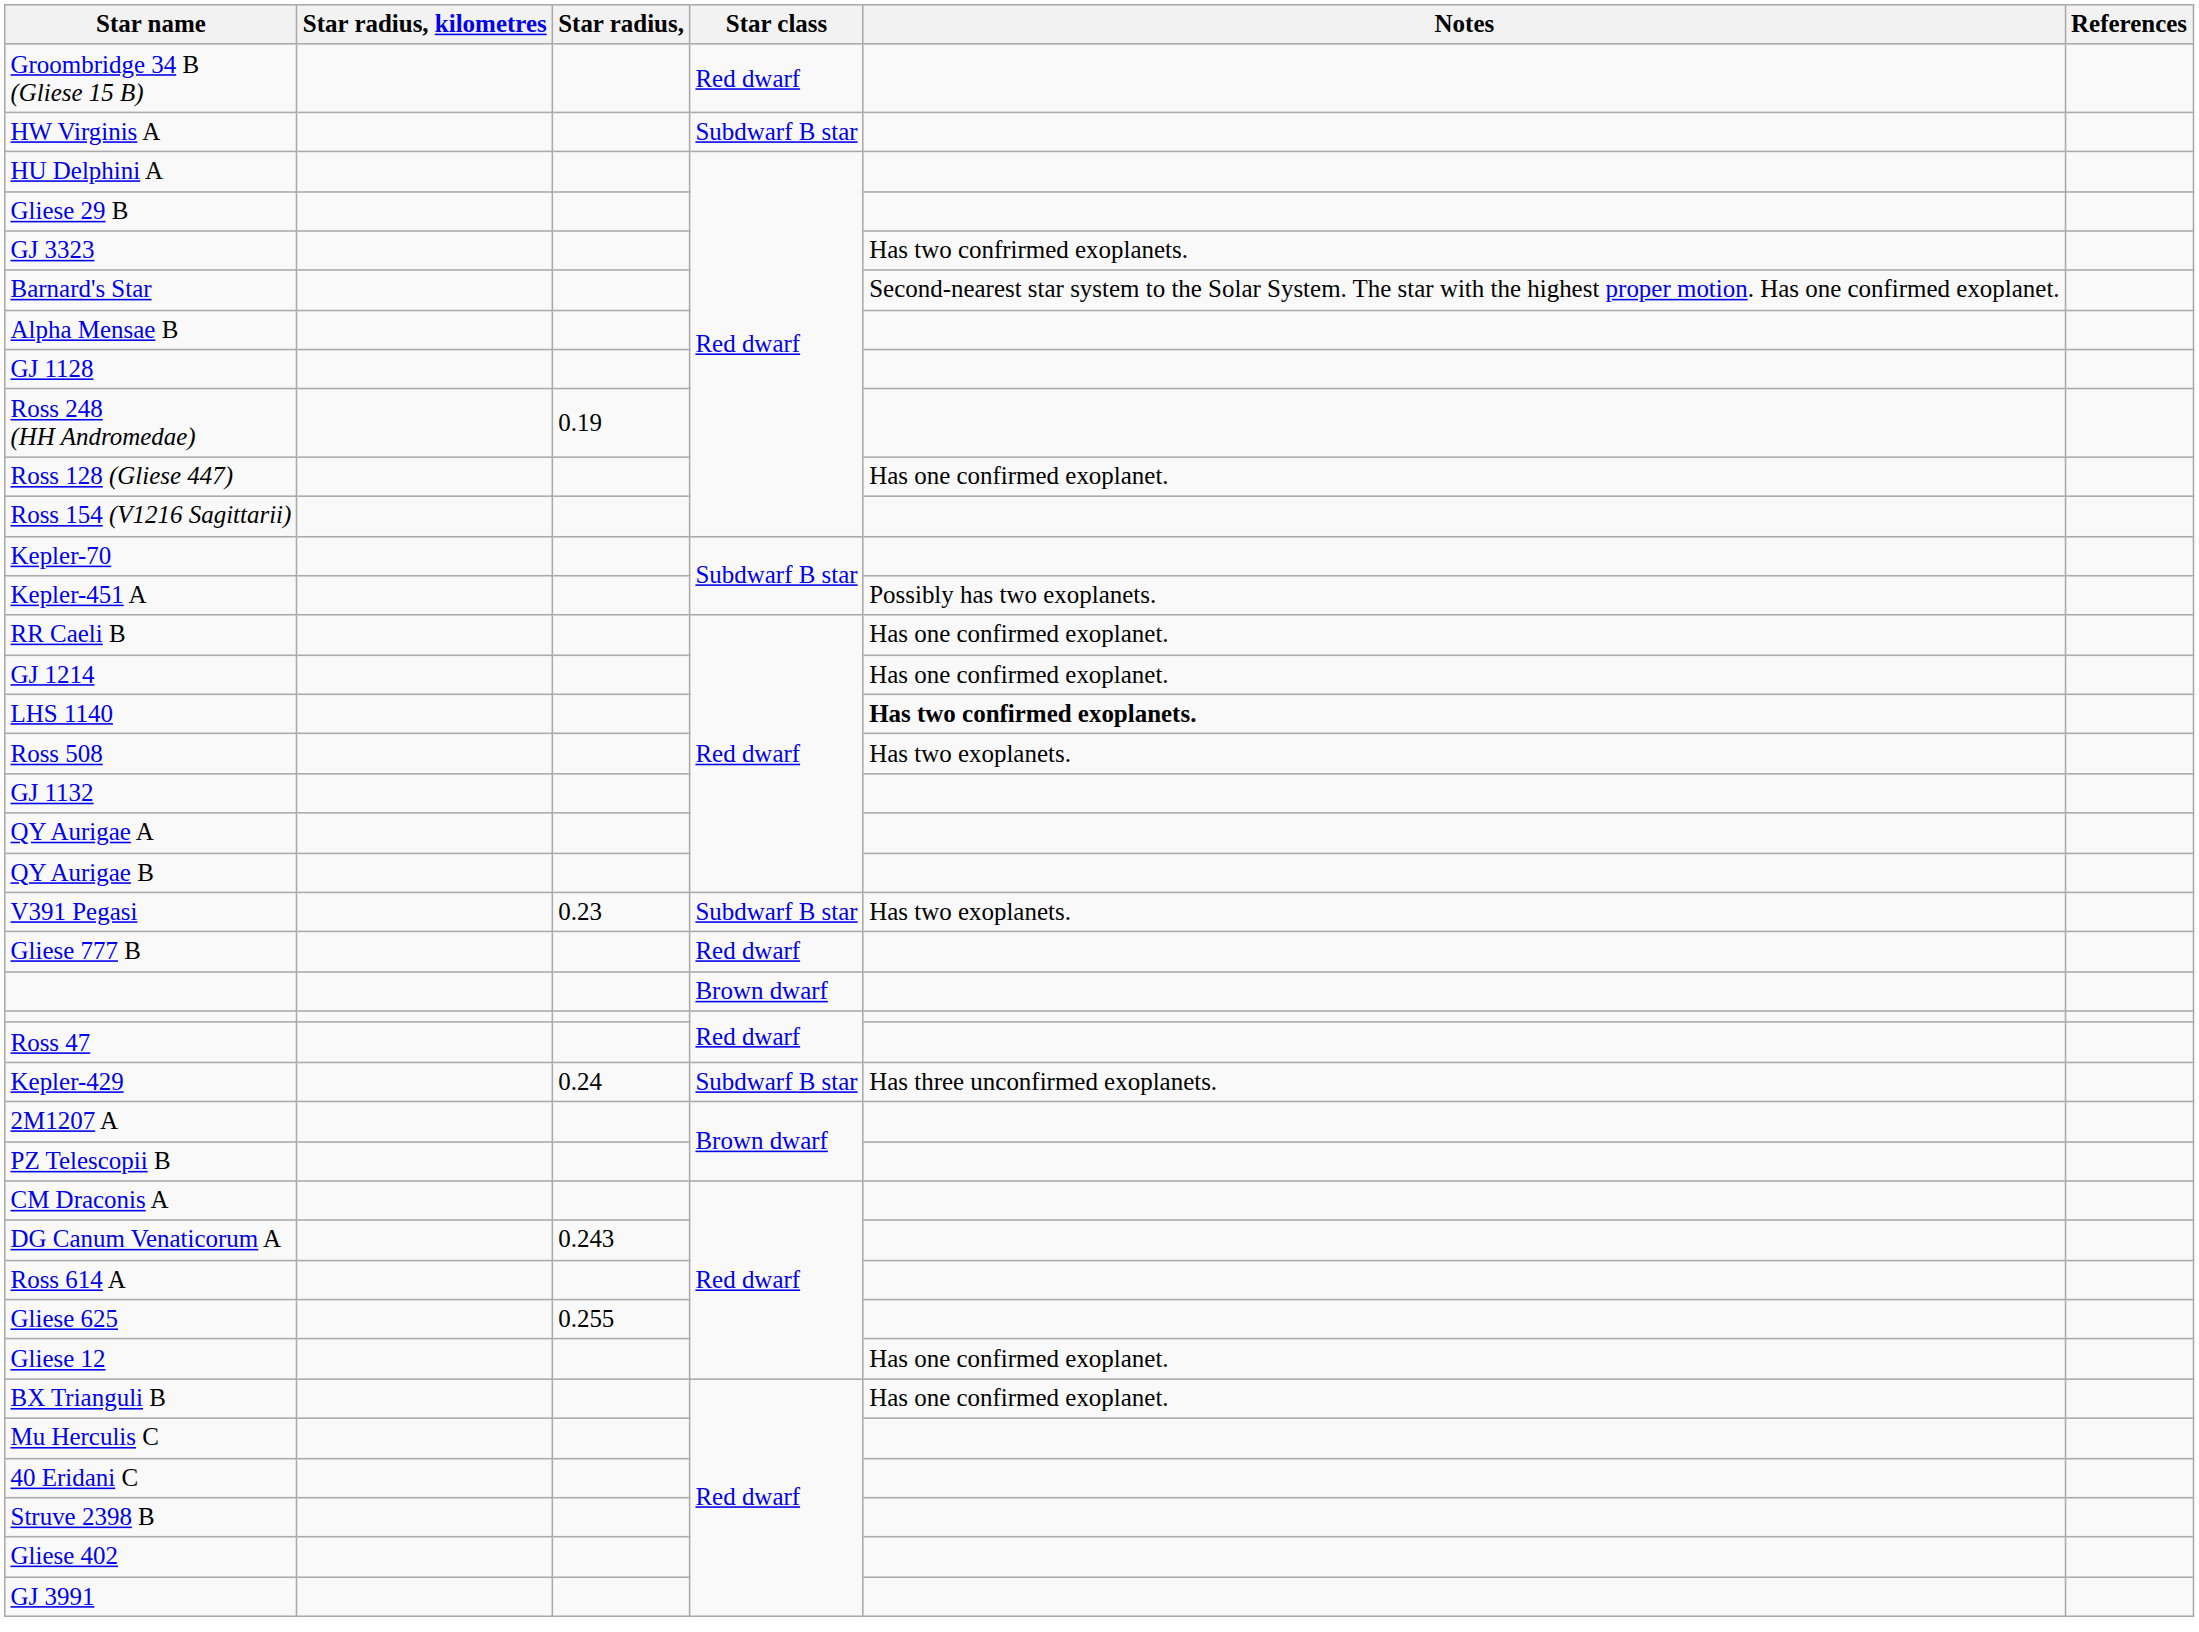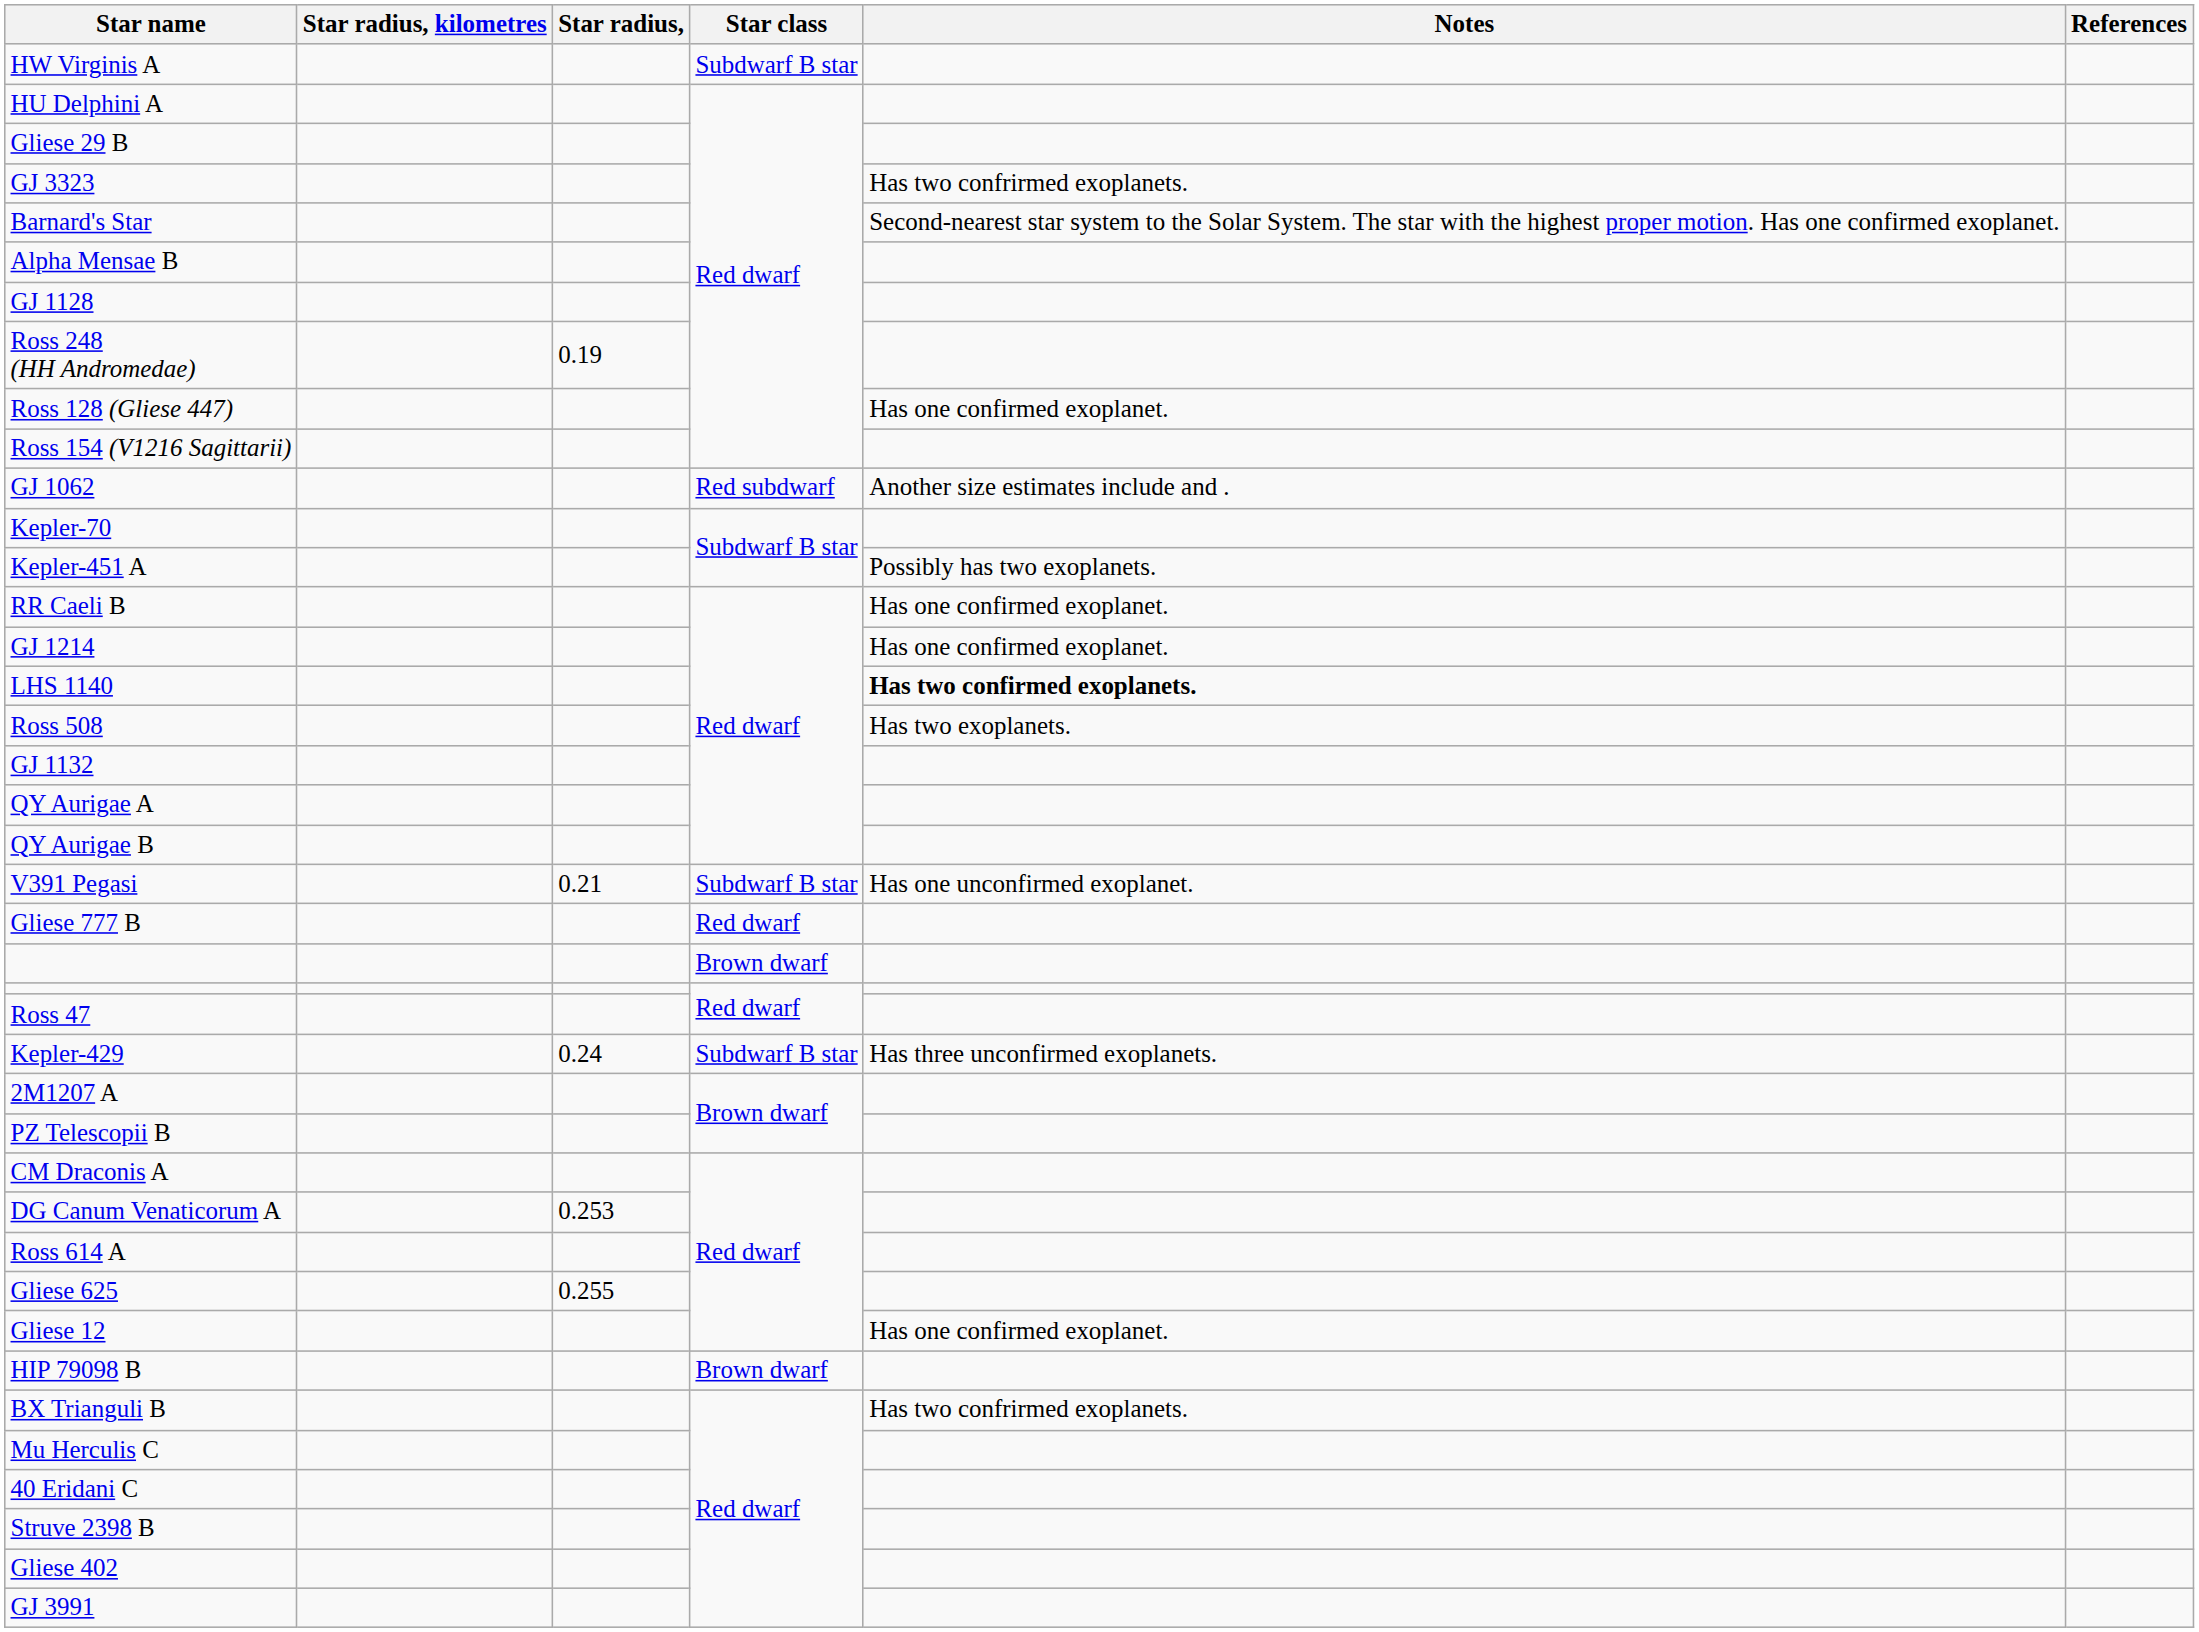- row: (105, 77)
+ row: (52, 487)
(580, 911) 0.23 -> (580, 883) 0.21
(970, 911) Has two exoplanets. -> (1031, 883) Has one unconfirmed exoplanet.
(586, 1239) 0.243 -> (586, 1211) 0.253
+ row: (76, 1370)
(1019, 1398) Has one confirmed exoplanet. -> (1029, 1409) Has two confrirmed exoplanets.
